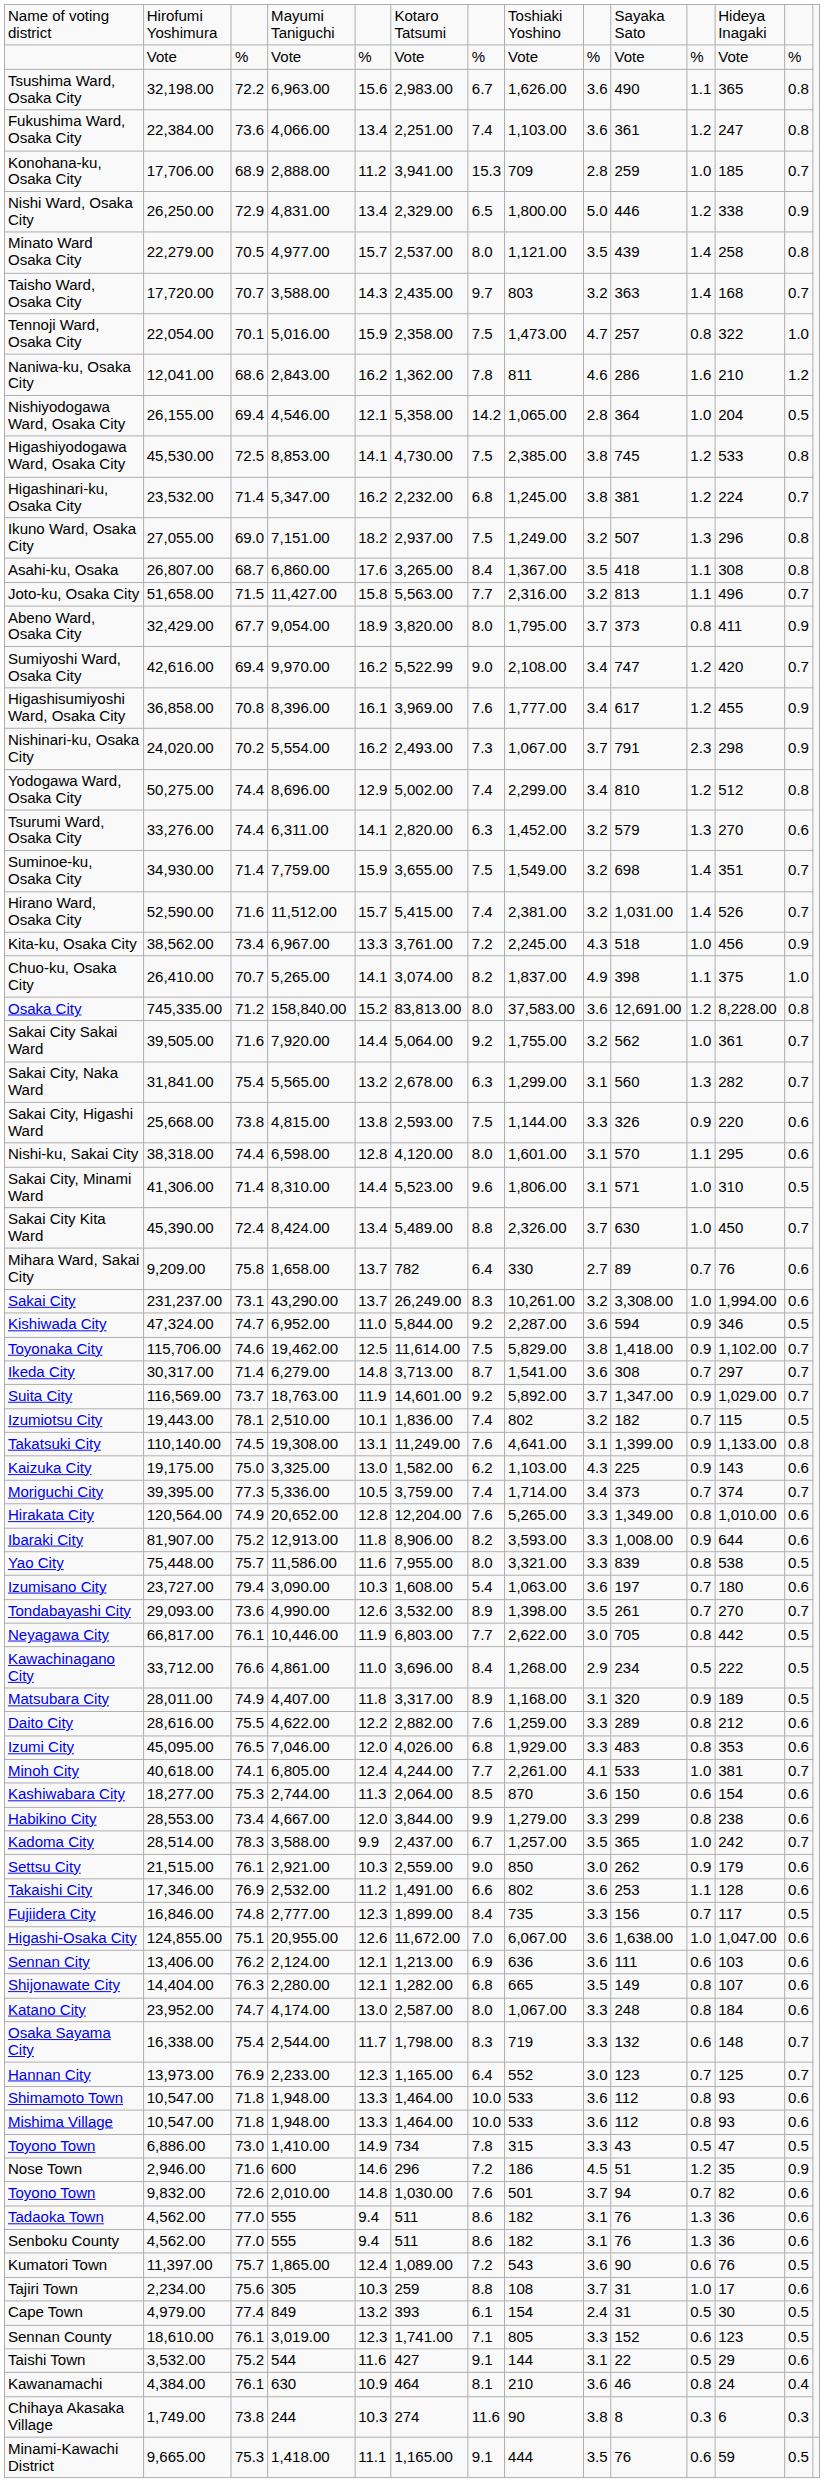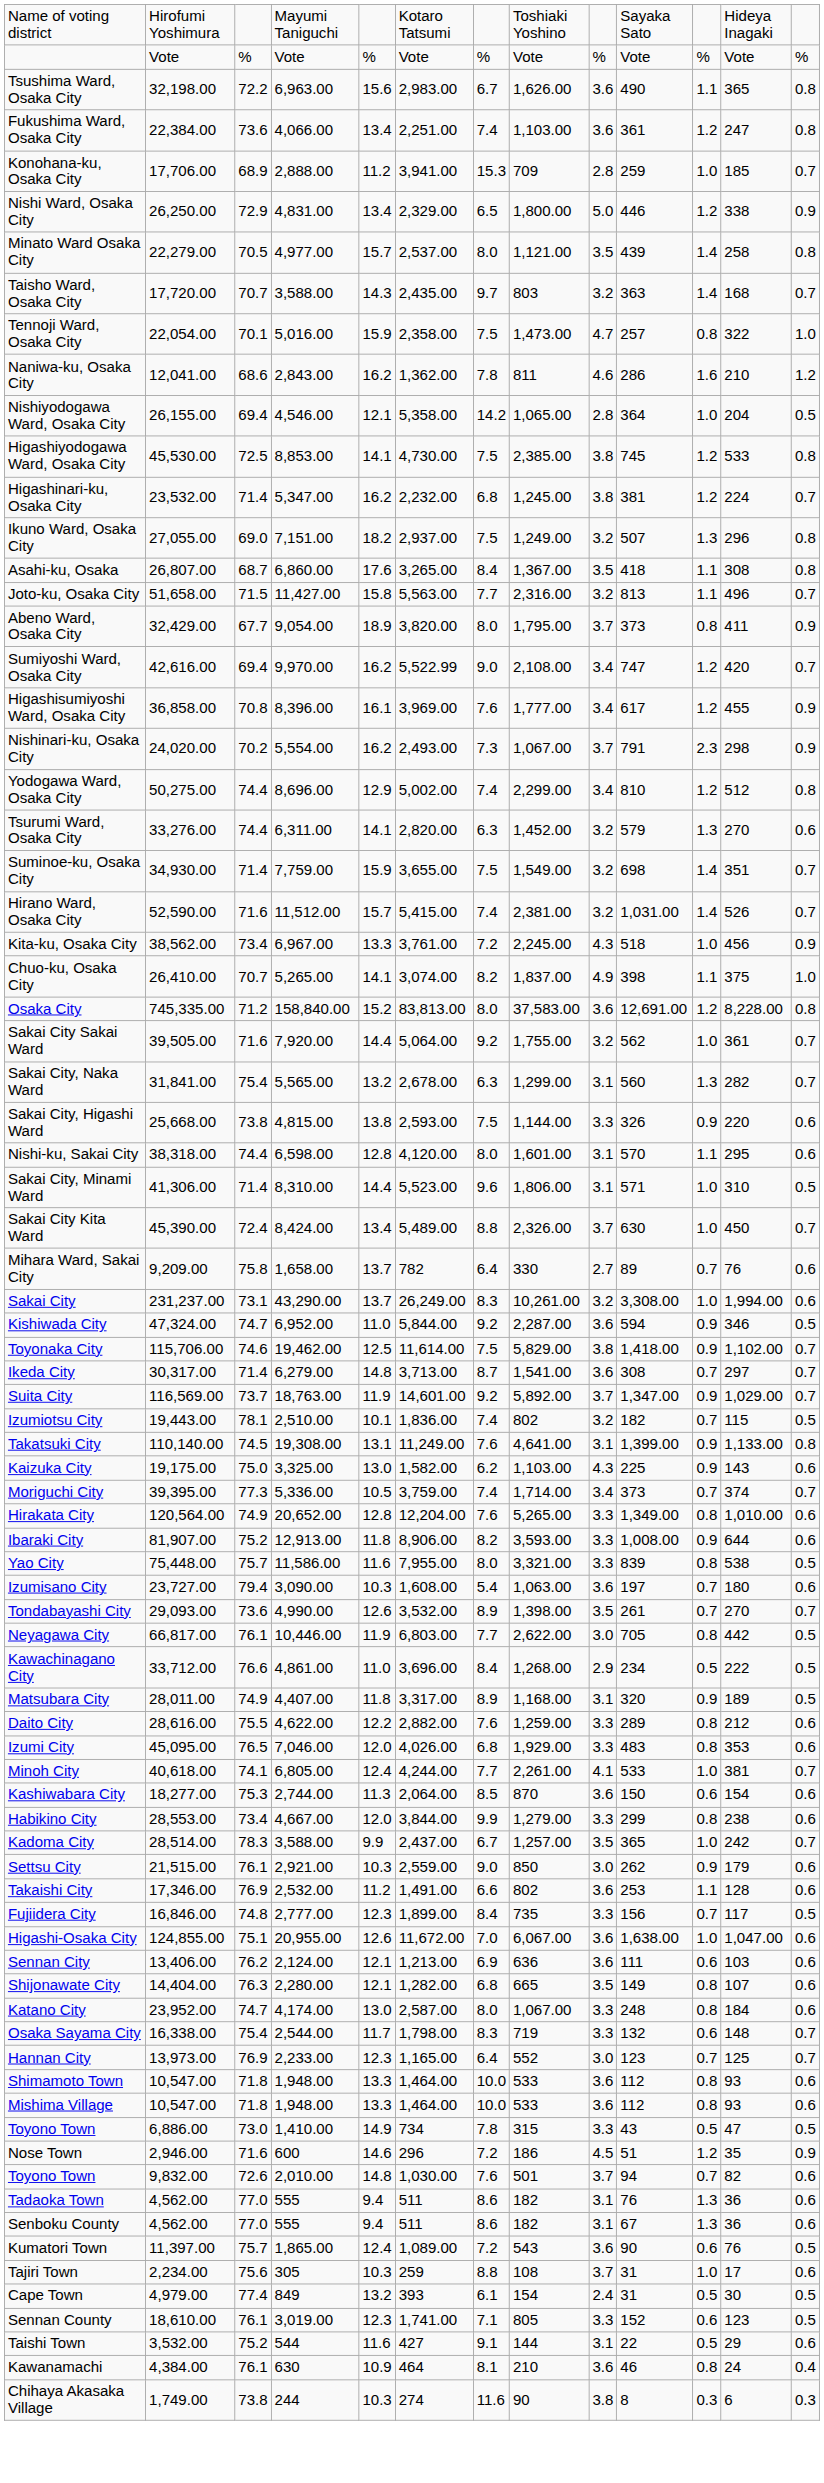(623, 2241) 76 -> (629, 2224) 67
- row: (63, 2457)
